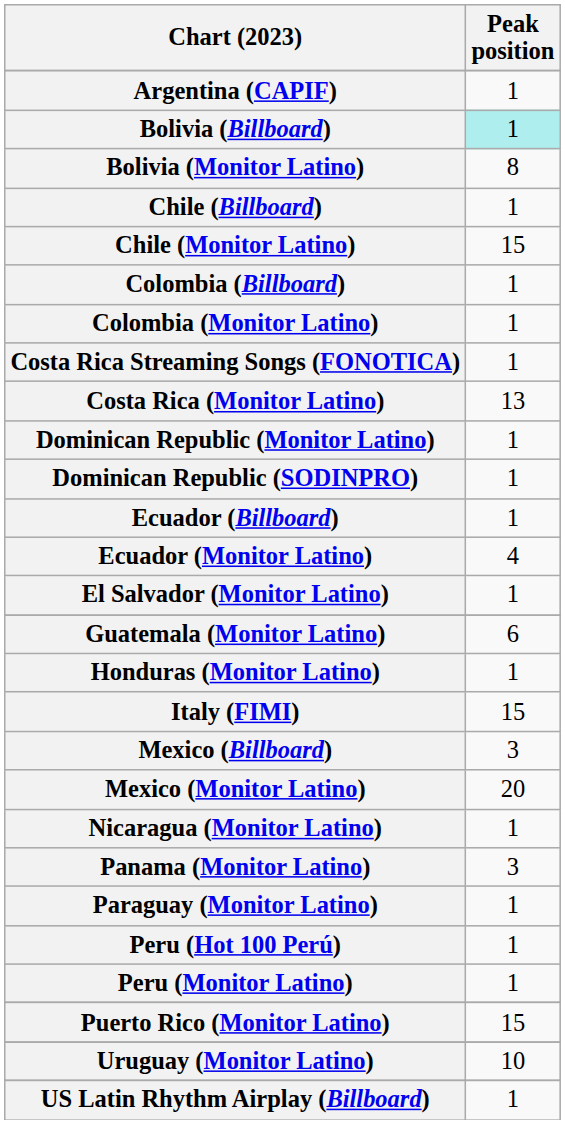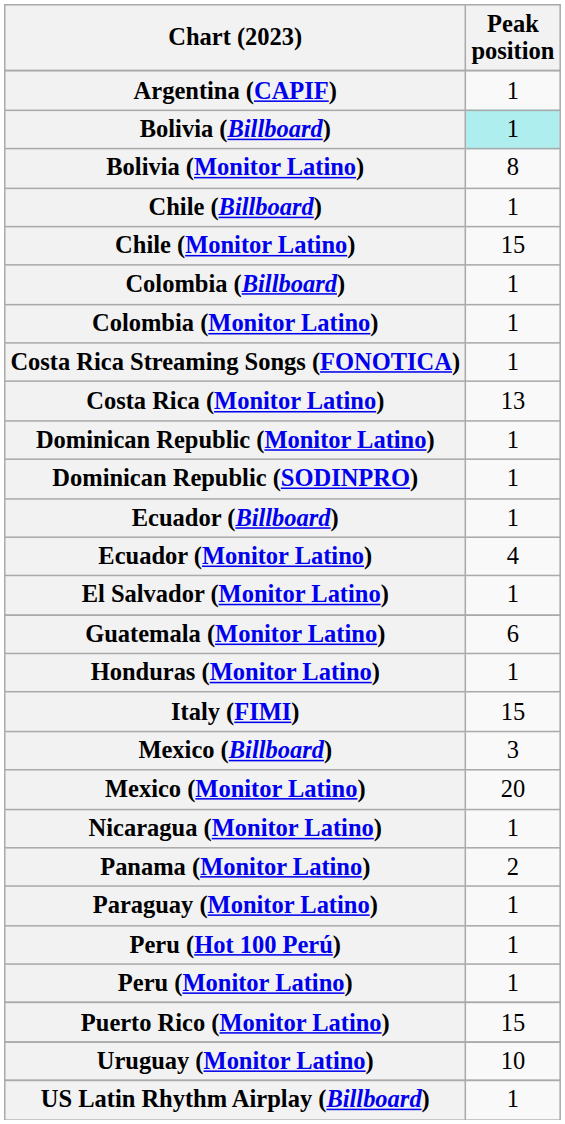(513, 866) 3 -> (513, 866) 2
